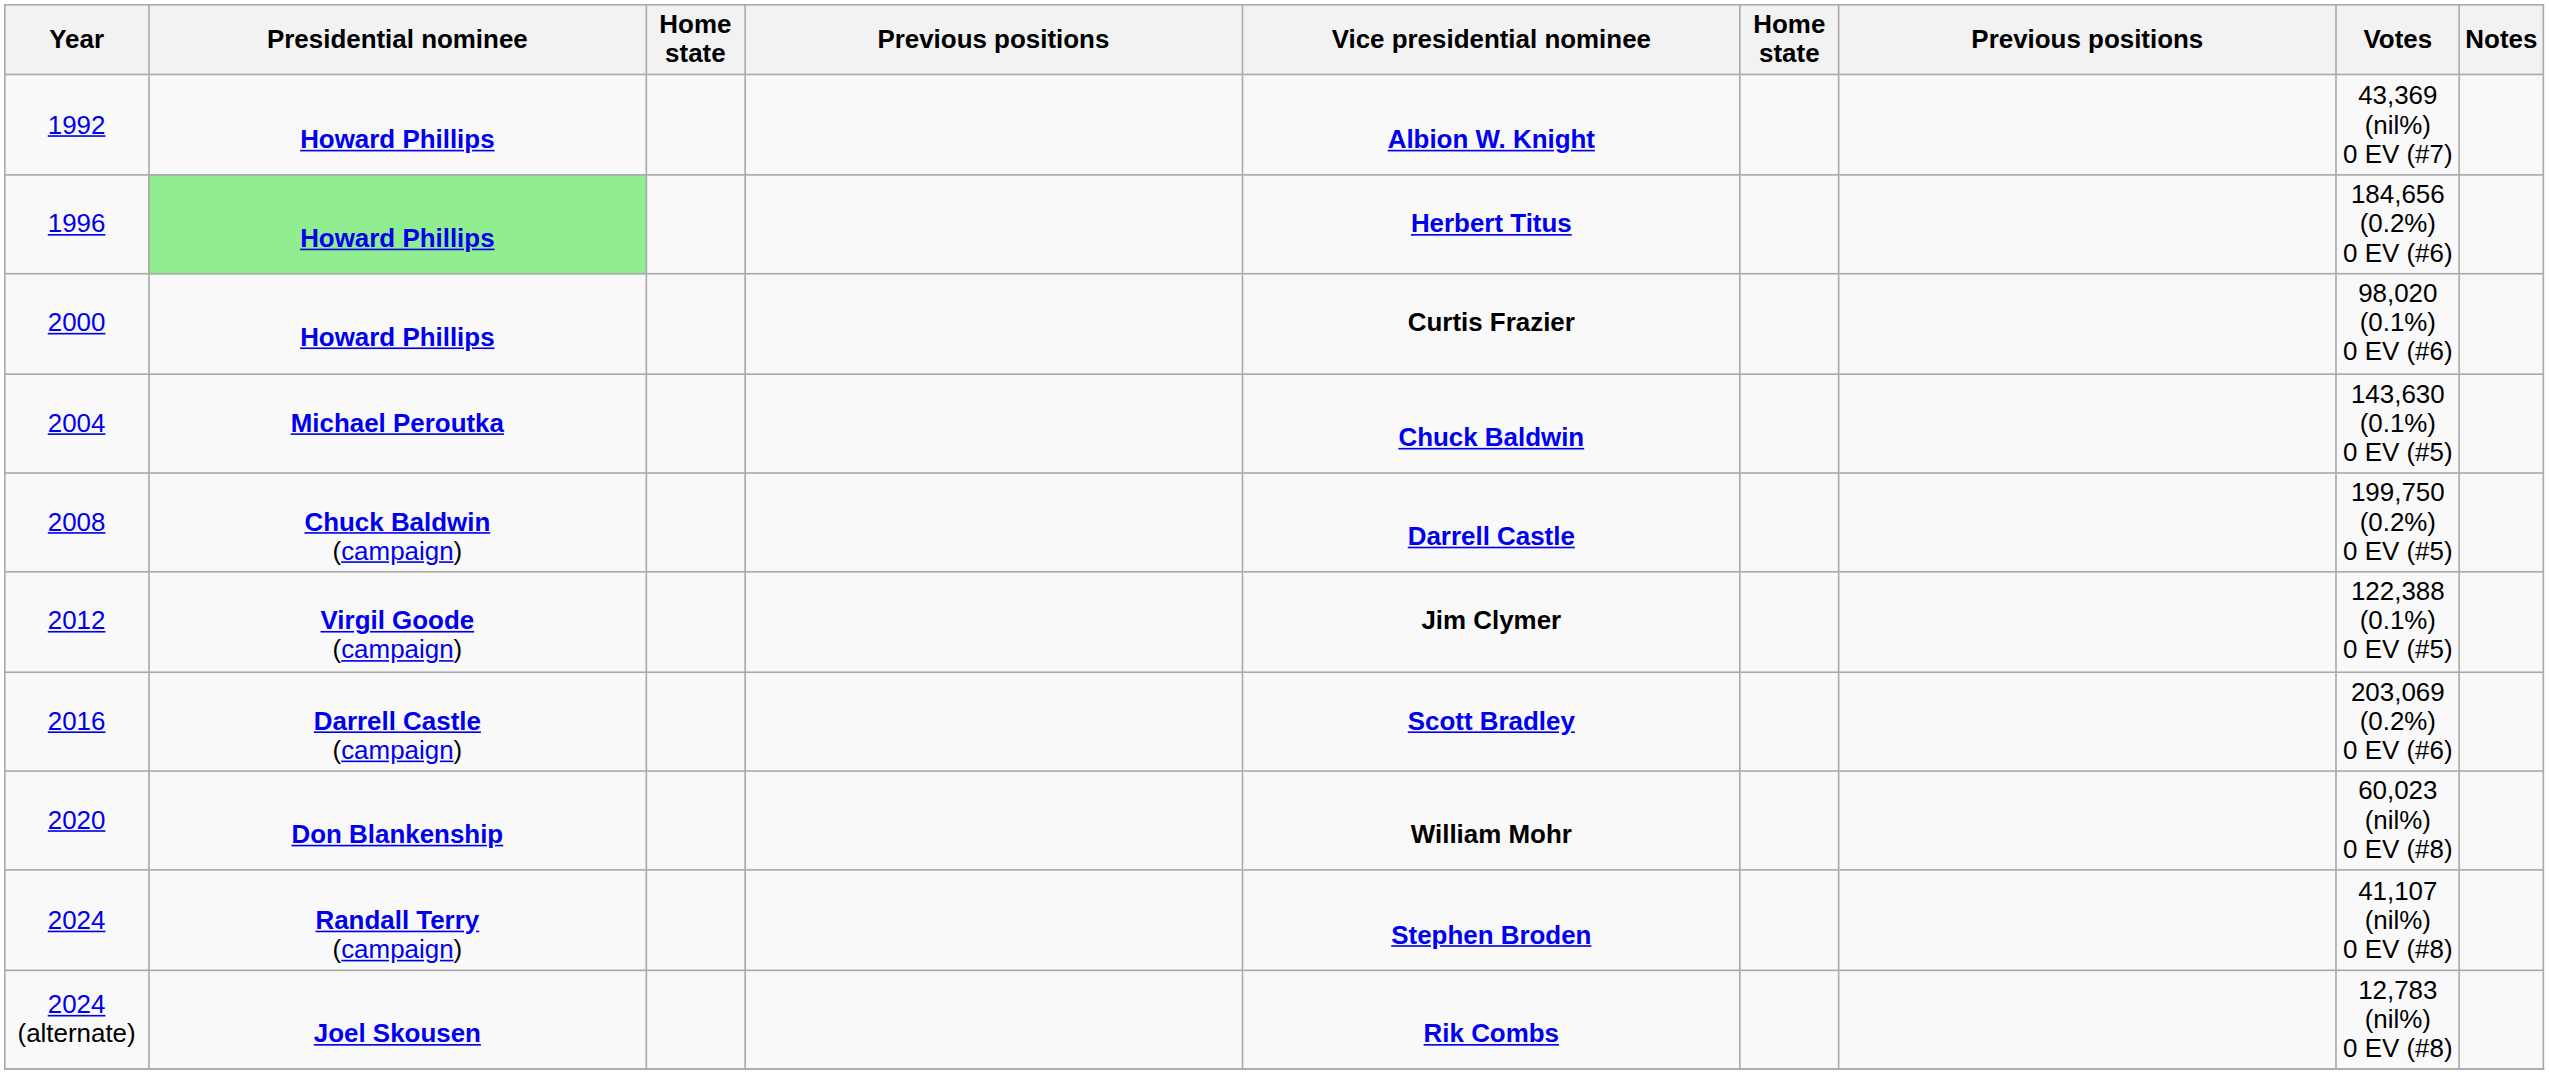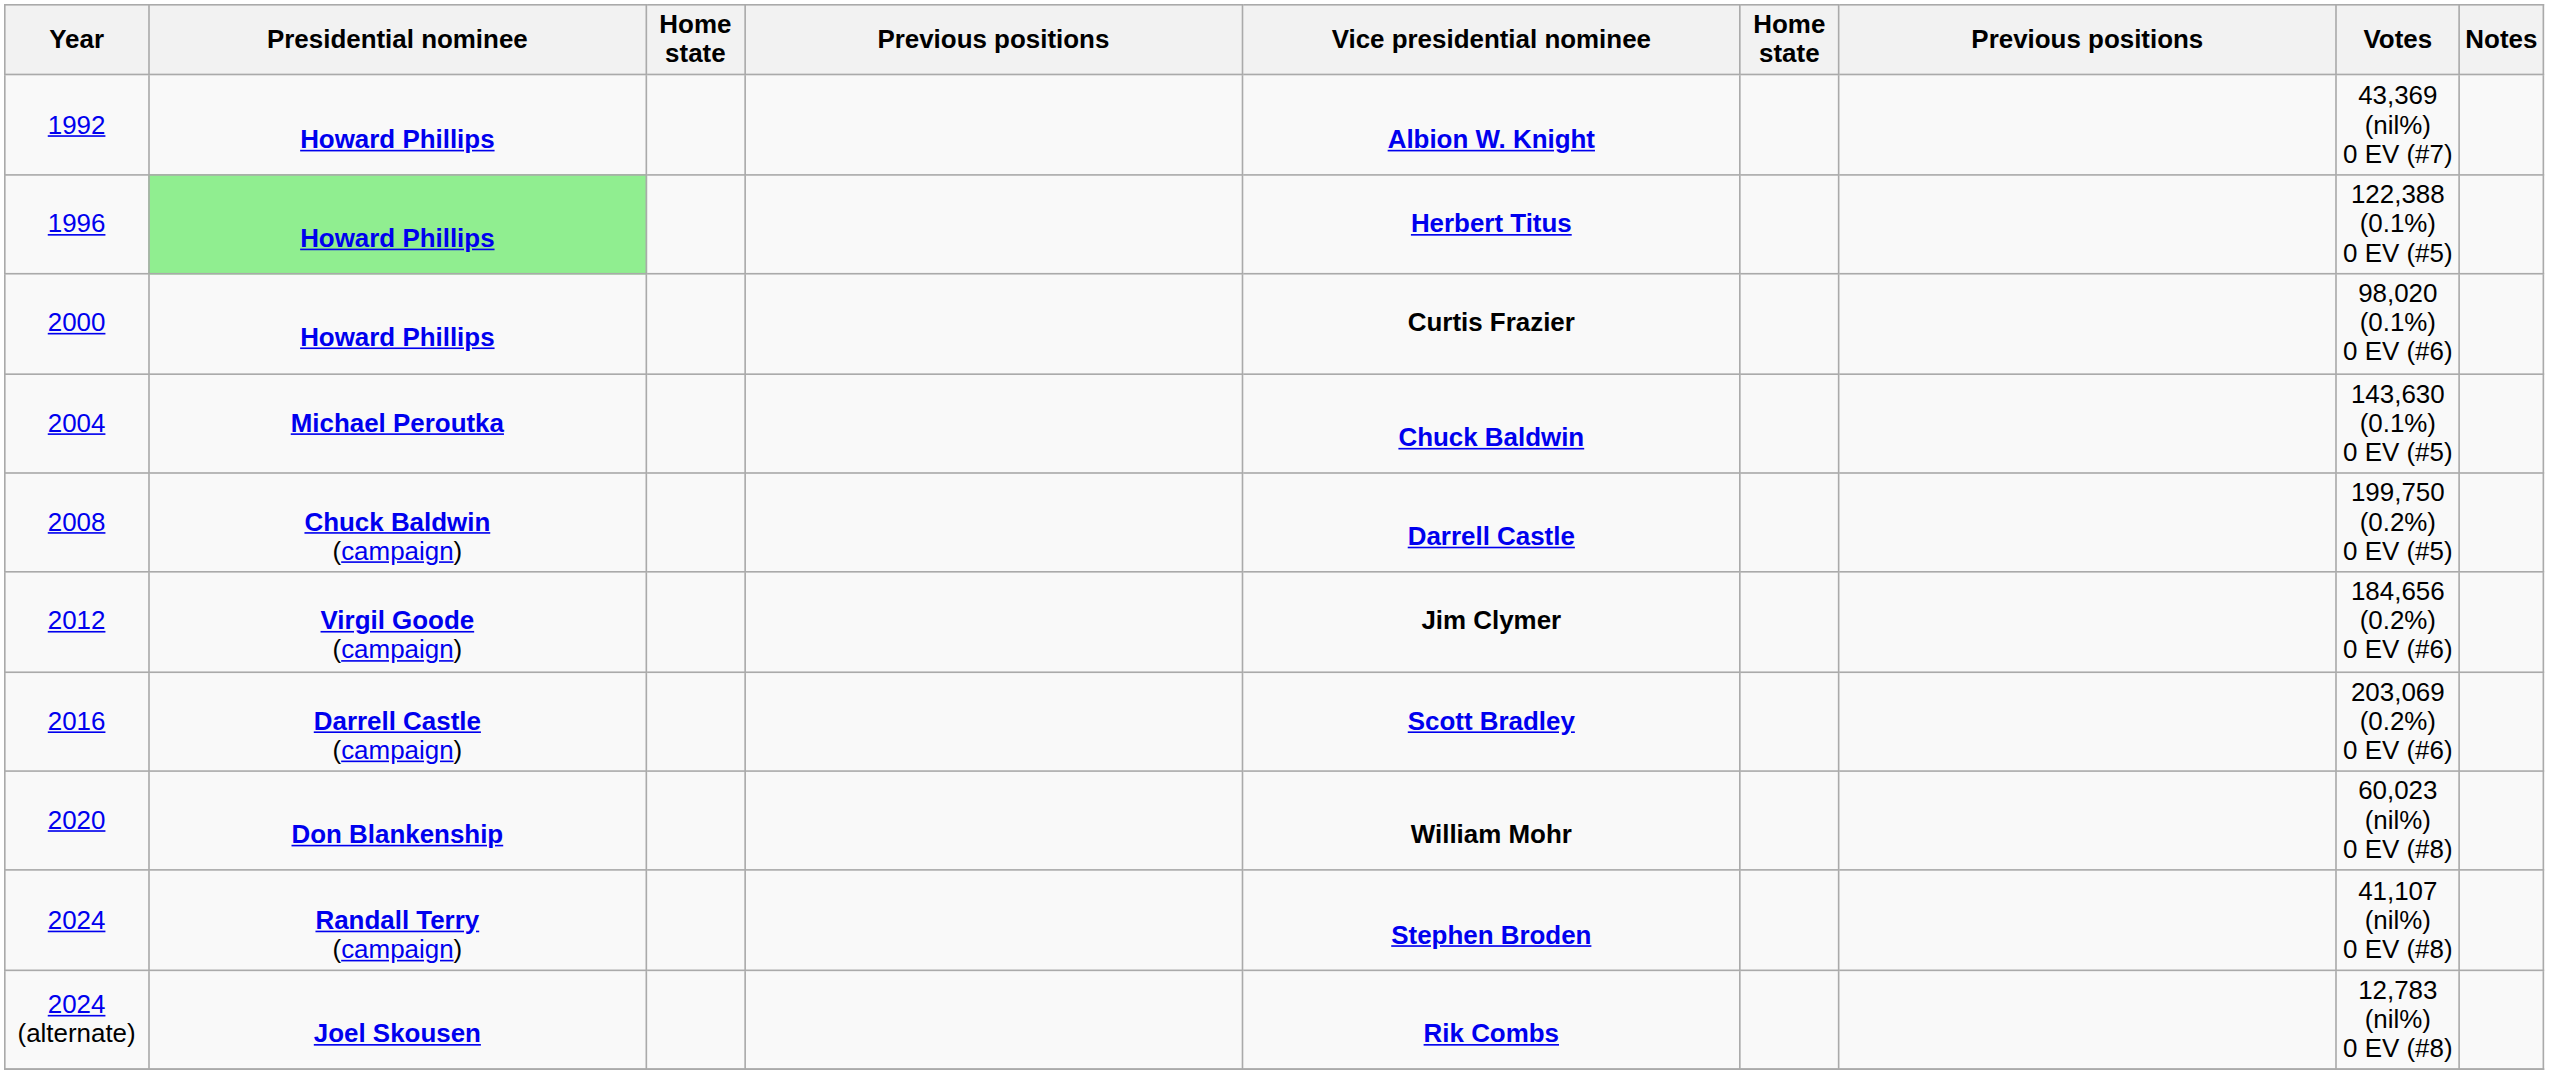(2398, 223) 184,656 (0.2%) 0 EV (#6) -> (2398, 223) 122,388 (0.1%) 0 EV (#5)
(2398, 621) 122,388 (0.1%) 0 EV (#5) -> (2398, 621) 184,656 (0.2%) 0 EV (#6)
